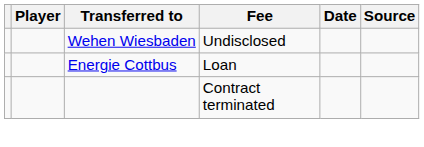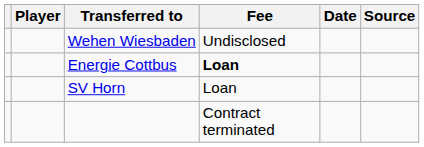(220, 64) normal -> (221, 64) bold
+ row: (96, 88)
